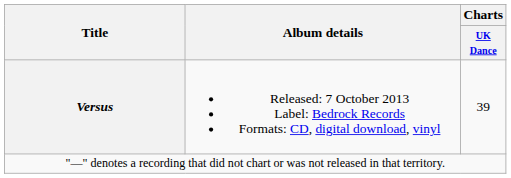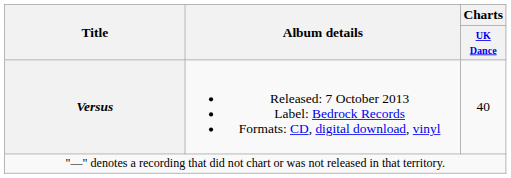(483, 106) 39 -> (483, 106) 40
